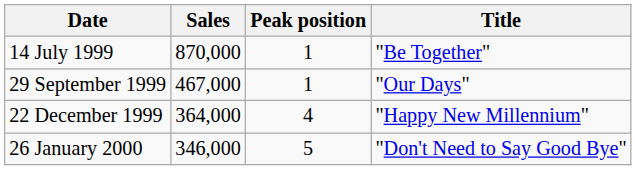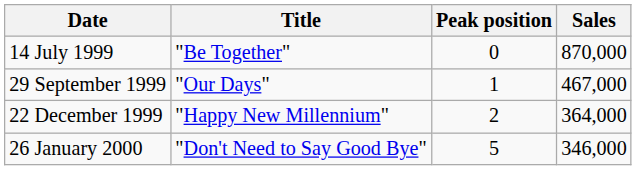columns swapped: (501, 20) <-> (208, 20)
(308, 52) 1 -> (494, 52) 0
(308, 116) 4 -> (494, 116) 2
